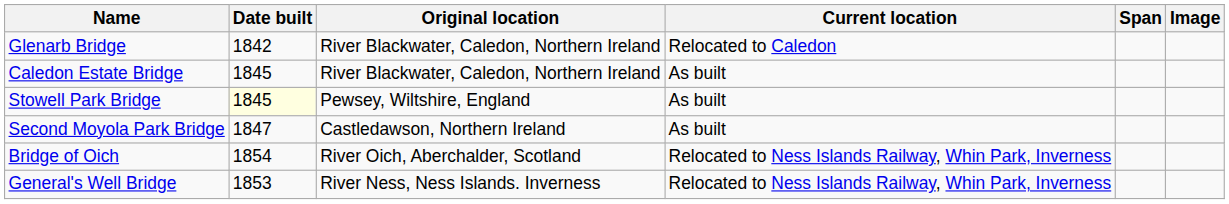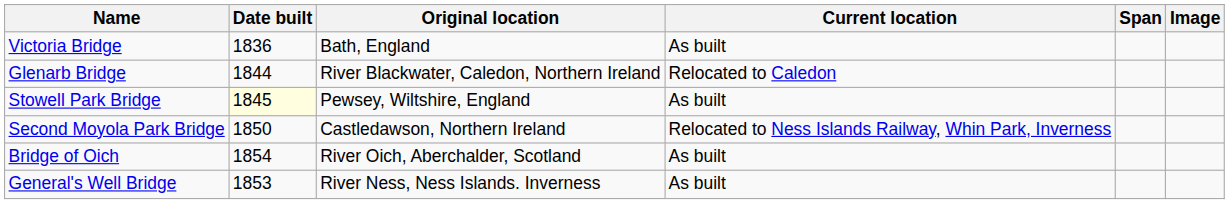+ row: (65, 45)
(252, 45) 1842 -> (252, 73) 1844
- row: (96, 73)
(252, 128) 1847 -> (252, 128) 1850
(697, 128) As built -> (890, 128) Relocated to Ness Islands Railway, Whin Park, Inverness
(890, 156) Relocated to Ness Islands Railway, Whin Park, Inverness -> (697, 156) As built
(890, 184) Relocated to Ness Islands Railway, Whin Park, Inverness -> (697, 184) As built
